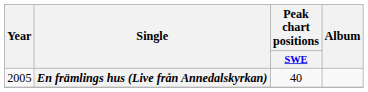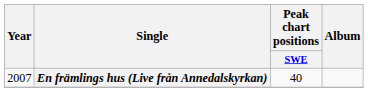(19, 77) 2005 -> (19, 77) 2007
